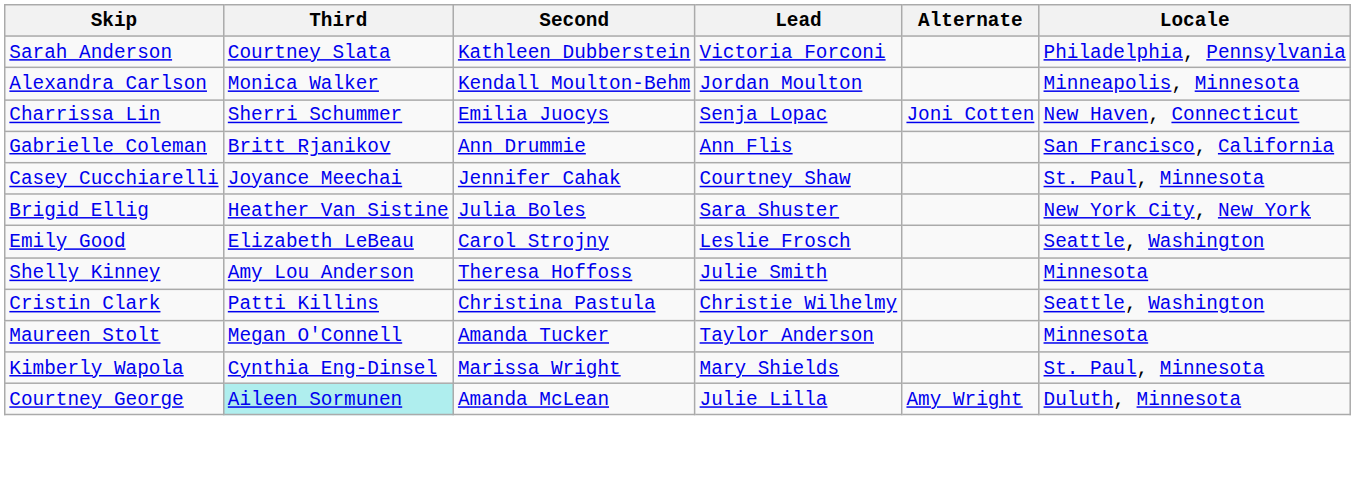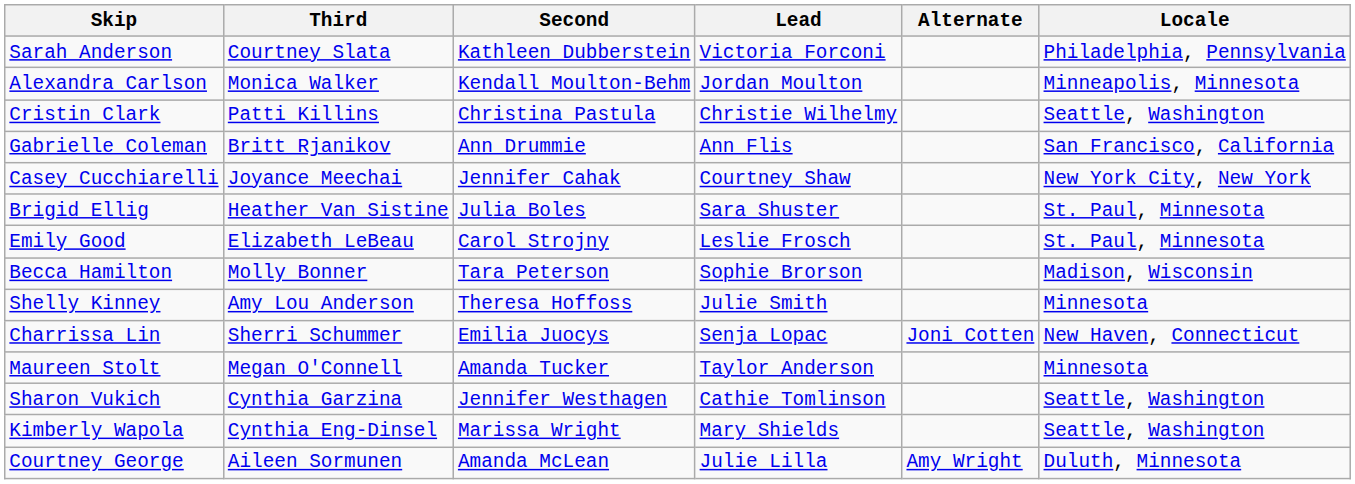rows swapped: (85, 305) <-> (85, 115)
(1154, 178) St. Paul, Minnesota -> (1177, 178) New York City, New York
(1177, 210) New York City, New York -> (1154, 210) St. Paul, Minnesota
(1154, 242) Seattle, Washington -> (1154, 242) St. Paul, Minnesota
+ row: (91, 273)
+ row: (85, 399)
(1154, 368) St. Paul, Minnesota -> (1154, 431) Seattle, Washington
(315, 399) paleturquoise background -> (315, 463) no background
